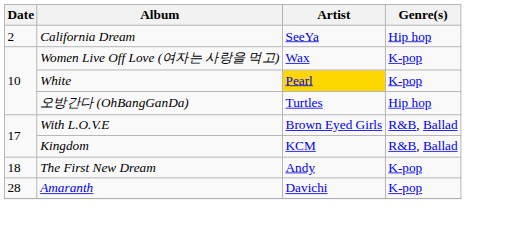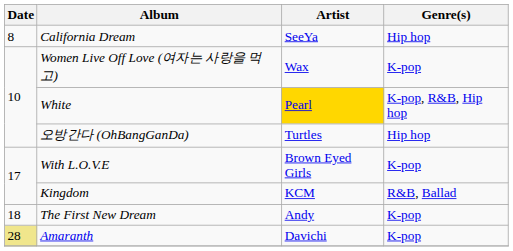(11, 36) 2 -> (11, 36) 8
(405, 80) K-pop -> (435, 105) K-pop, R&B, Hip hop
(423, 125) R&B, Ballad -> (404, 165) K-pop
(14, 188) no background -> (14, 235) khaki background
